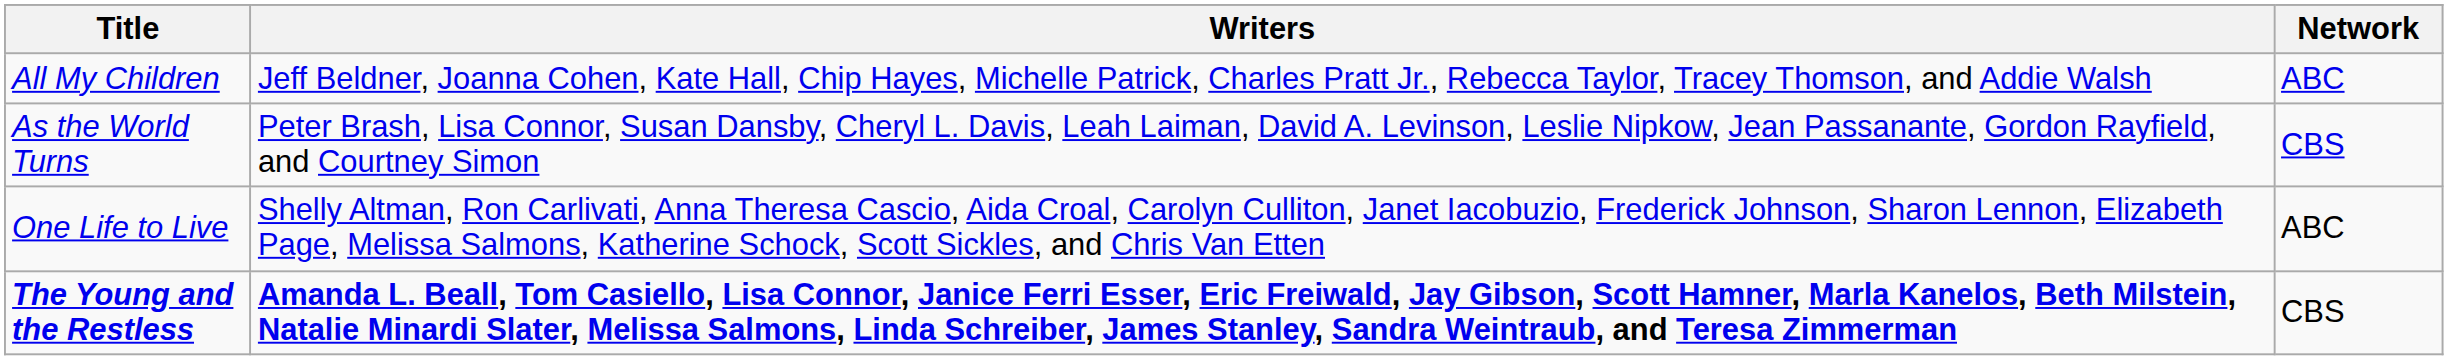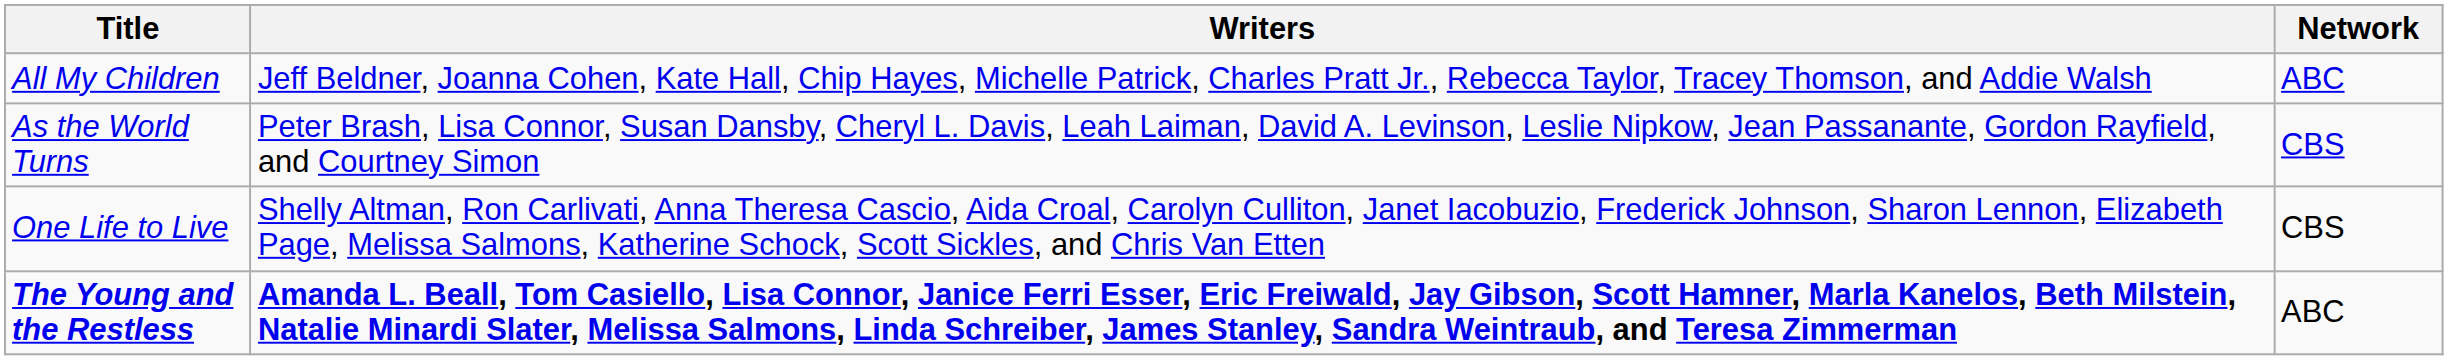(2313, 228) ABC -> (2313, 228) CBS
(2313, 311) CBS -> (2313, 311) ABC
